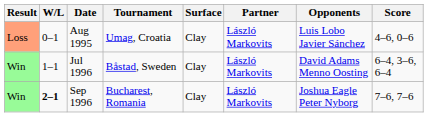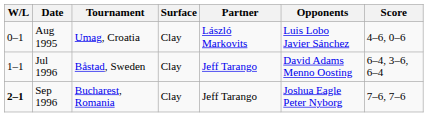- column: (22, 13)
(249, 66) László Markovits -> (229, 66) Jeff Tarango
(249, 96) László Markovits -> (229, 96) Jeff Tarango
